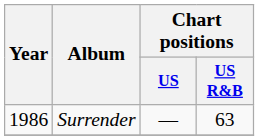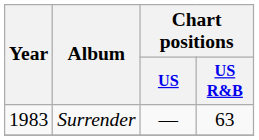(29, 119) 1986 -> (29, 119) 1983
